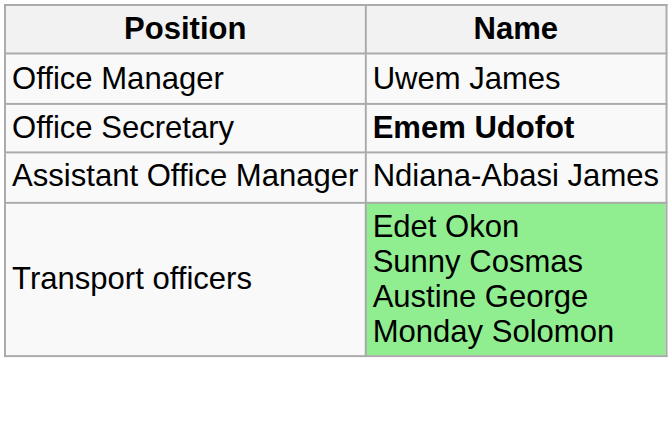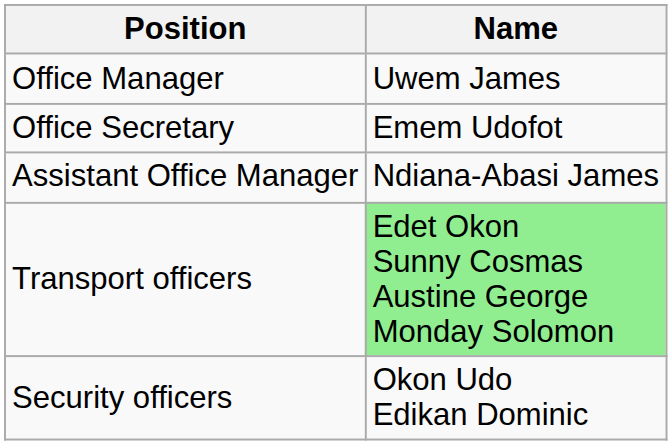(474, 127) bold -> (468, 127) normal
+ row: (122, 397)
